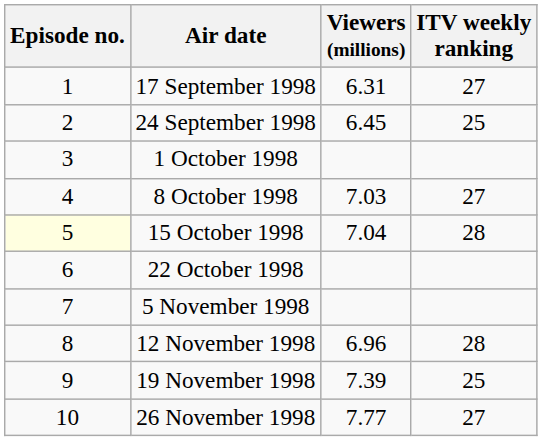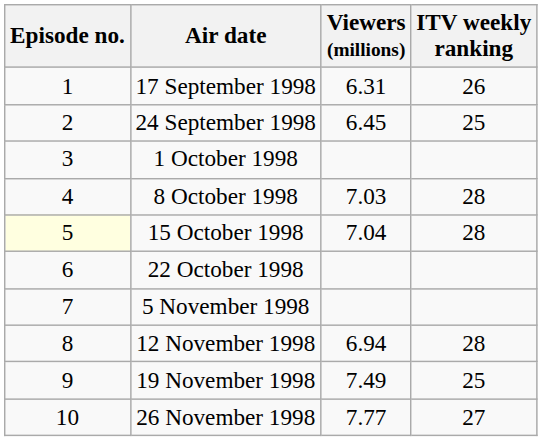(474, 85) 27 -> (474, 85) 26
(474, 196) 27 -> (474, 196) 28
(366, 343) 6.96 -> (366, 343) 6.94
(366, 380) 7.39 -> (366, 380) 7.49
